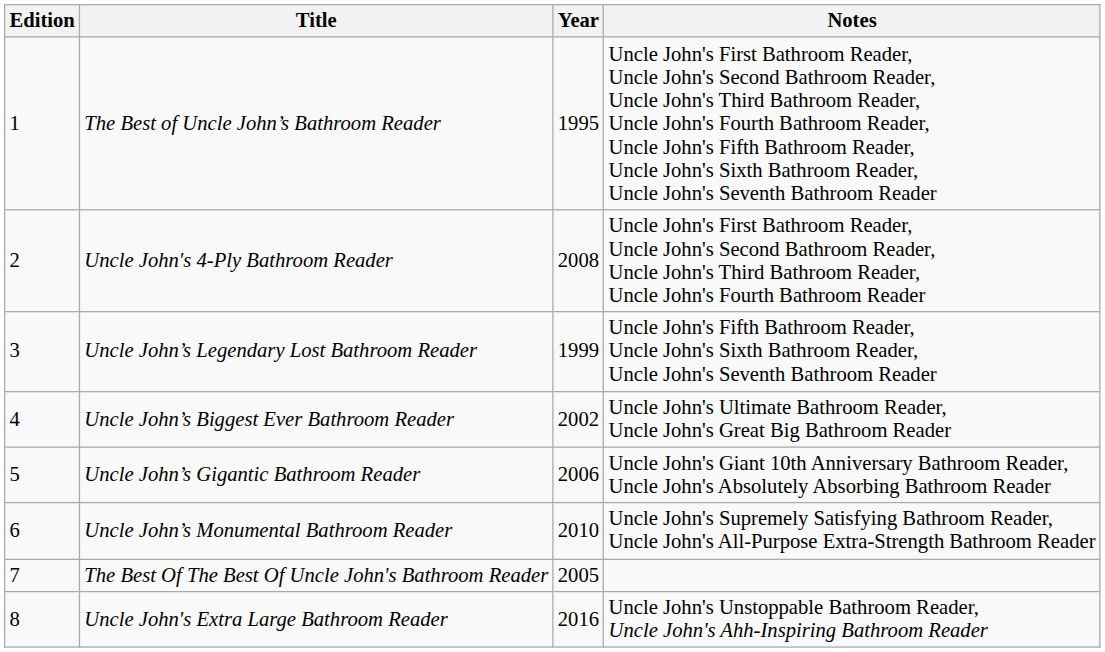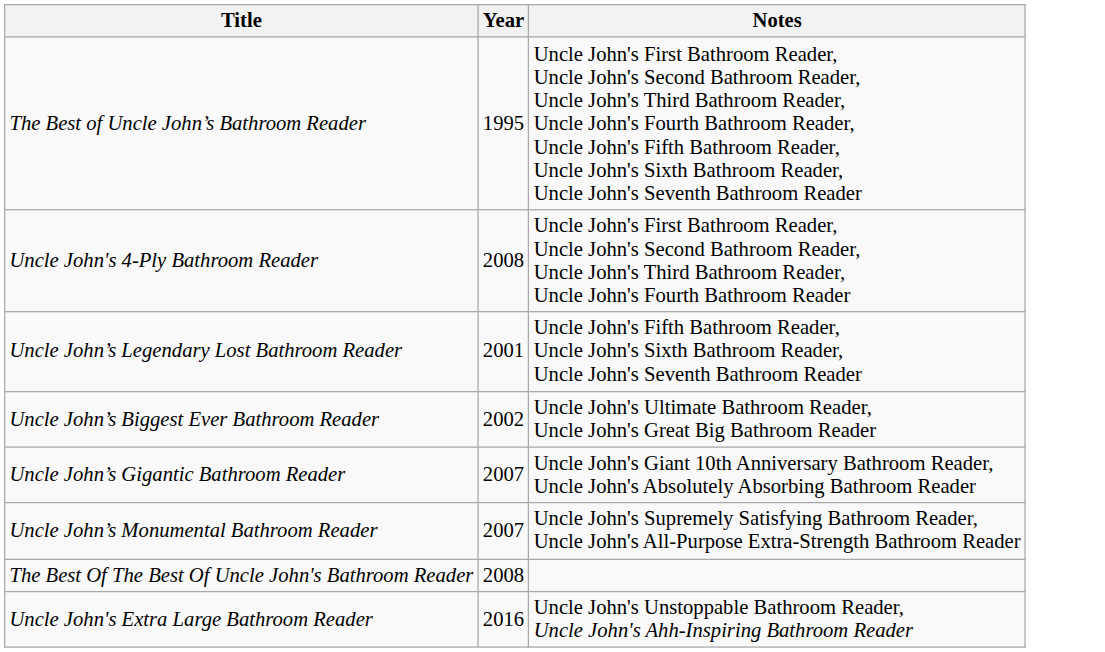- column: (42, 20)
(578, 351) 1999 -> (504, 351) 2001
(578, 474) 2006 -> (504, 474) 2007
(578, 530) 2010 -> (504, 530) 2007
(578, 575) 2005 -> (504, 575) 2008
